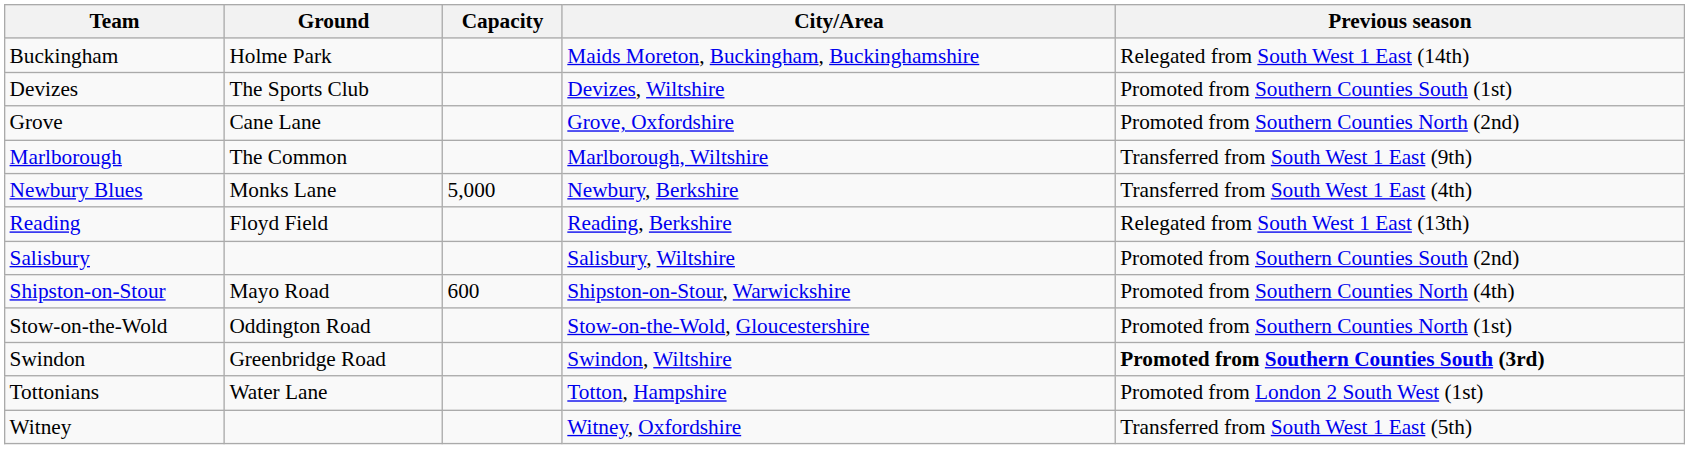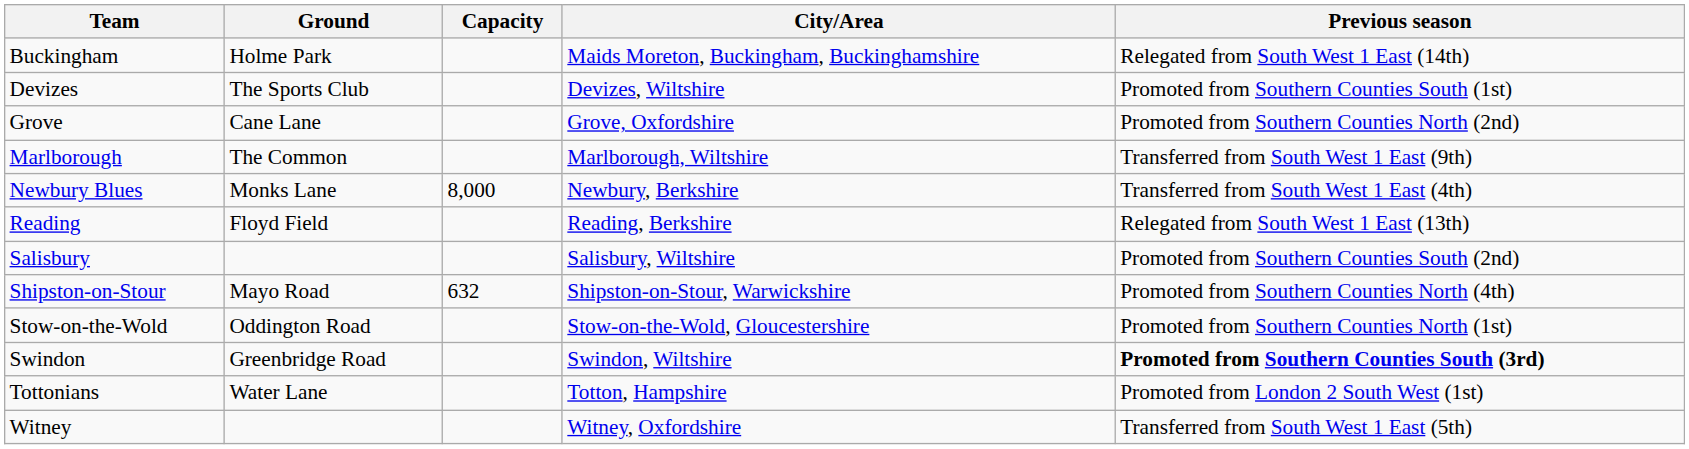(471, 190) 5,000 -> (471, 190) 8,000
(463, 291) 600 -> (463, 291) 632
